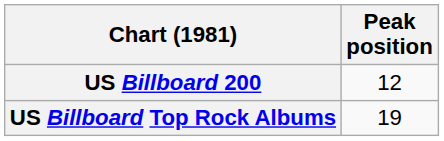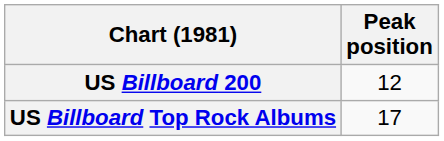(390, 117) 19 -> (390, 117) 17
